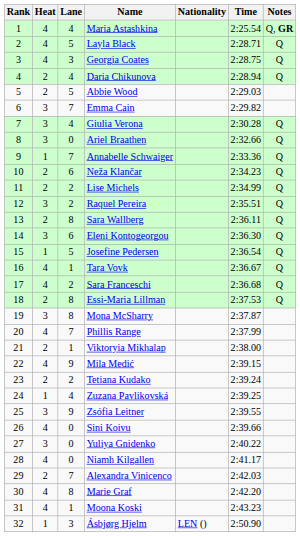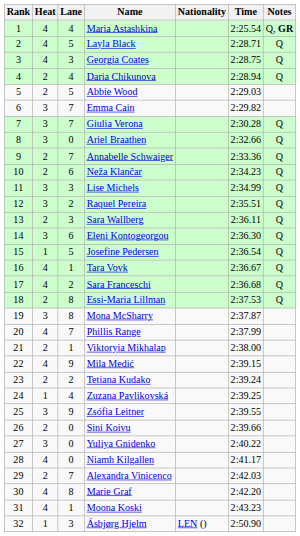(71, 124) 4 -> (71, 124) 7
(45, 156) 1 -> (45, 156) 2
(45, 188) 2 -> (45, 188) 3
(71, 188) 2 -> (71, 188) 3
(71, 220) 8 -> (71, 220) 3
(45, 428) 4 -> (45, 428) 2
